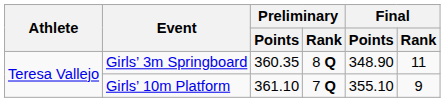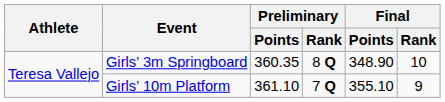(419, 63) 11 -> (419, 63) 10
